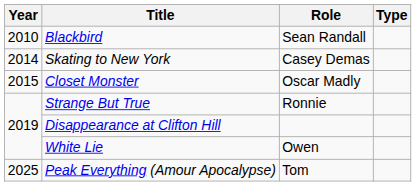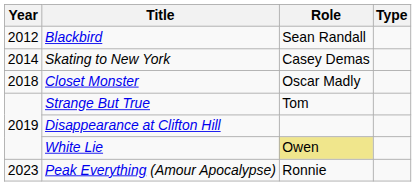(23, 37) 2010 -> (23, 37) 2012
(23, 81) 2015 -> (23, 81) 2018
(304, 103) Ronnie -> (295, 103) Tom
(300, 147) no background -> (300, 147) khaki background
(23, 170) 2025 -> (23, 170) 2023
(295, 170) Tom -> (304, 170) Ronnie
